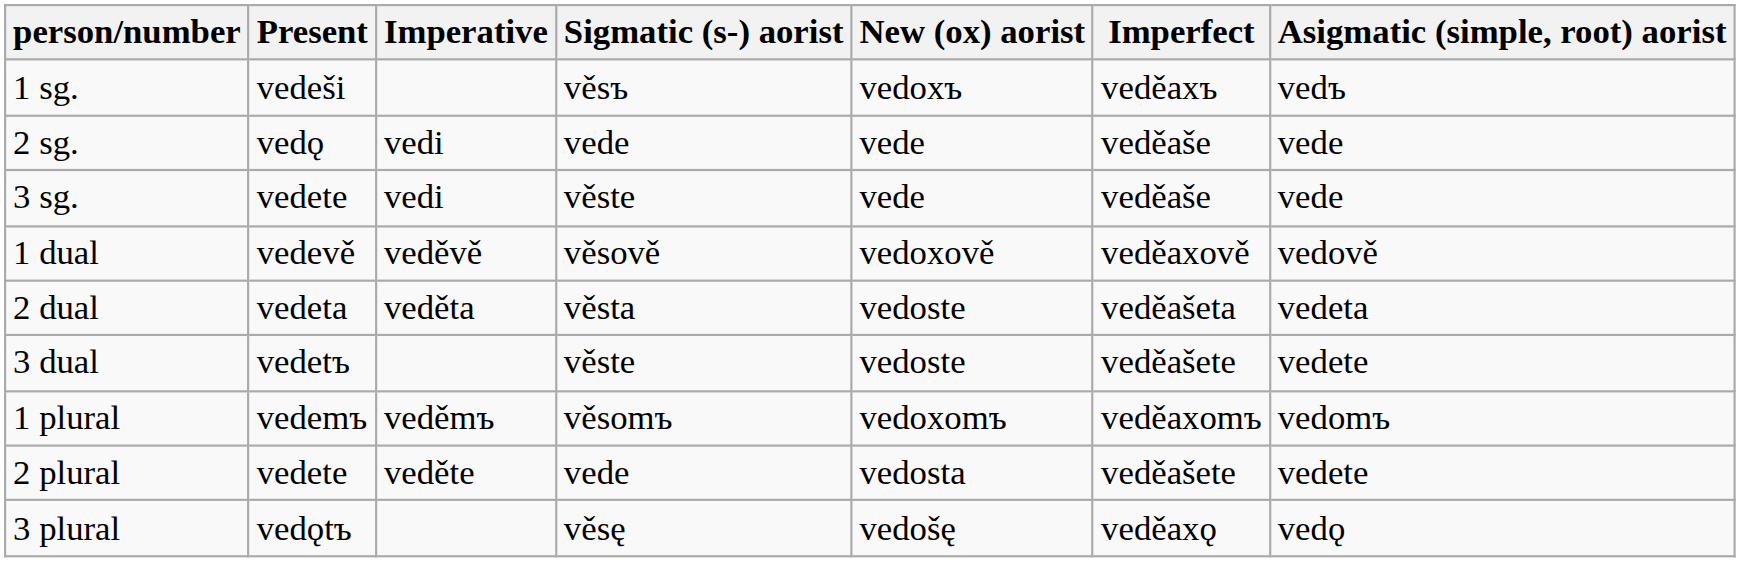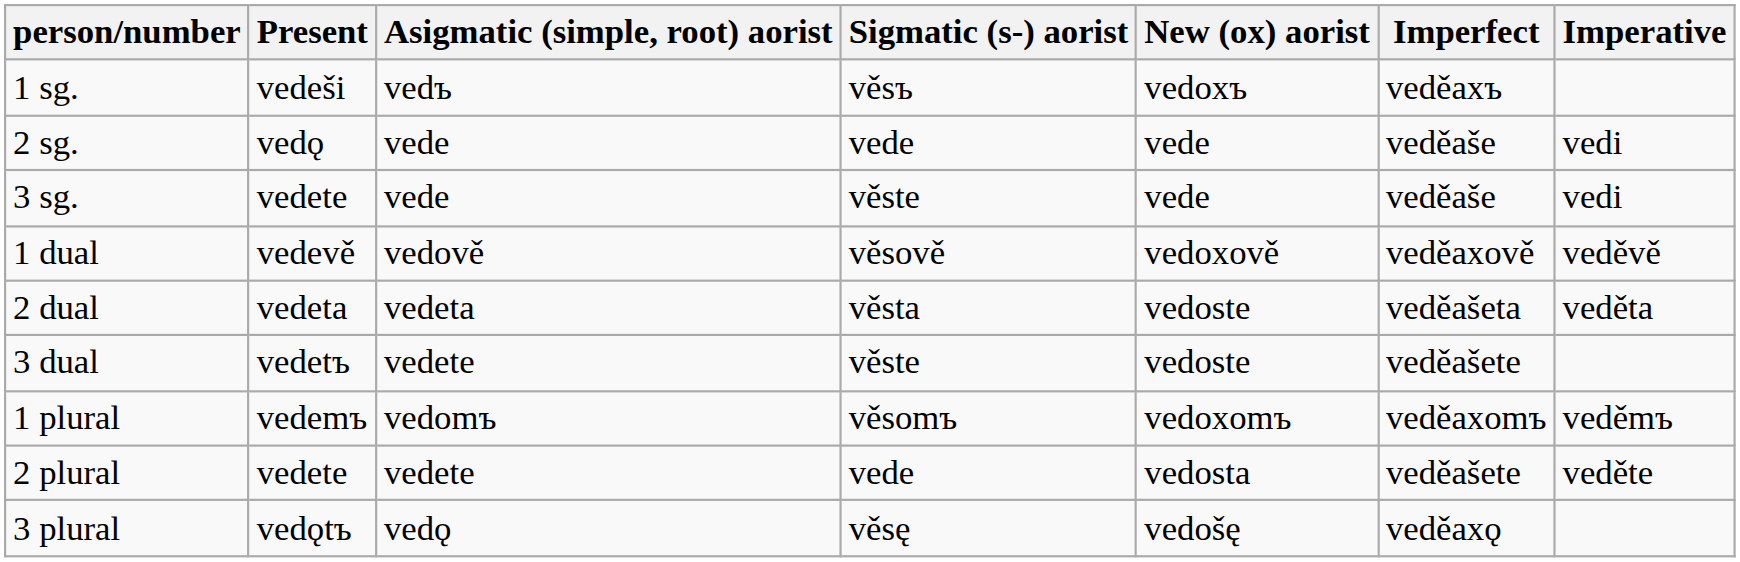columns swapped: (1502, 32) <-> (466, 32)
